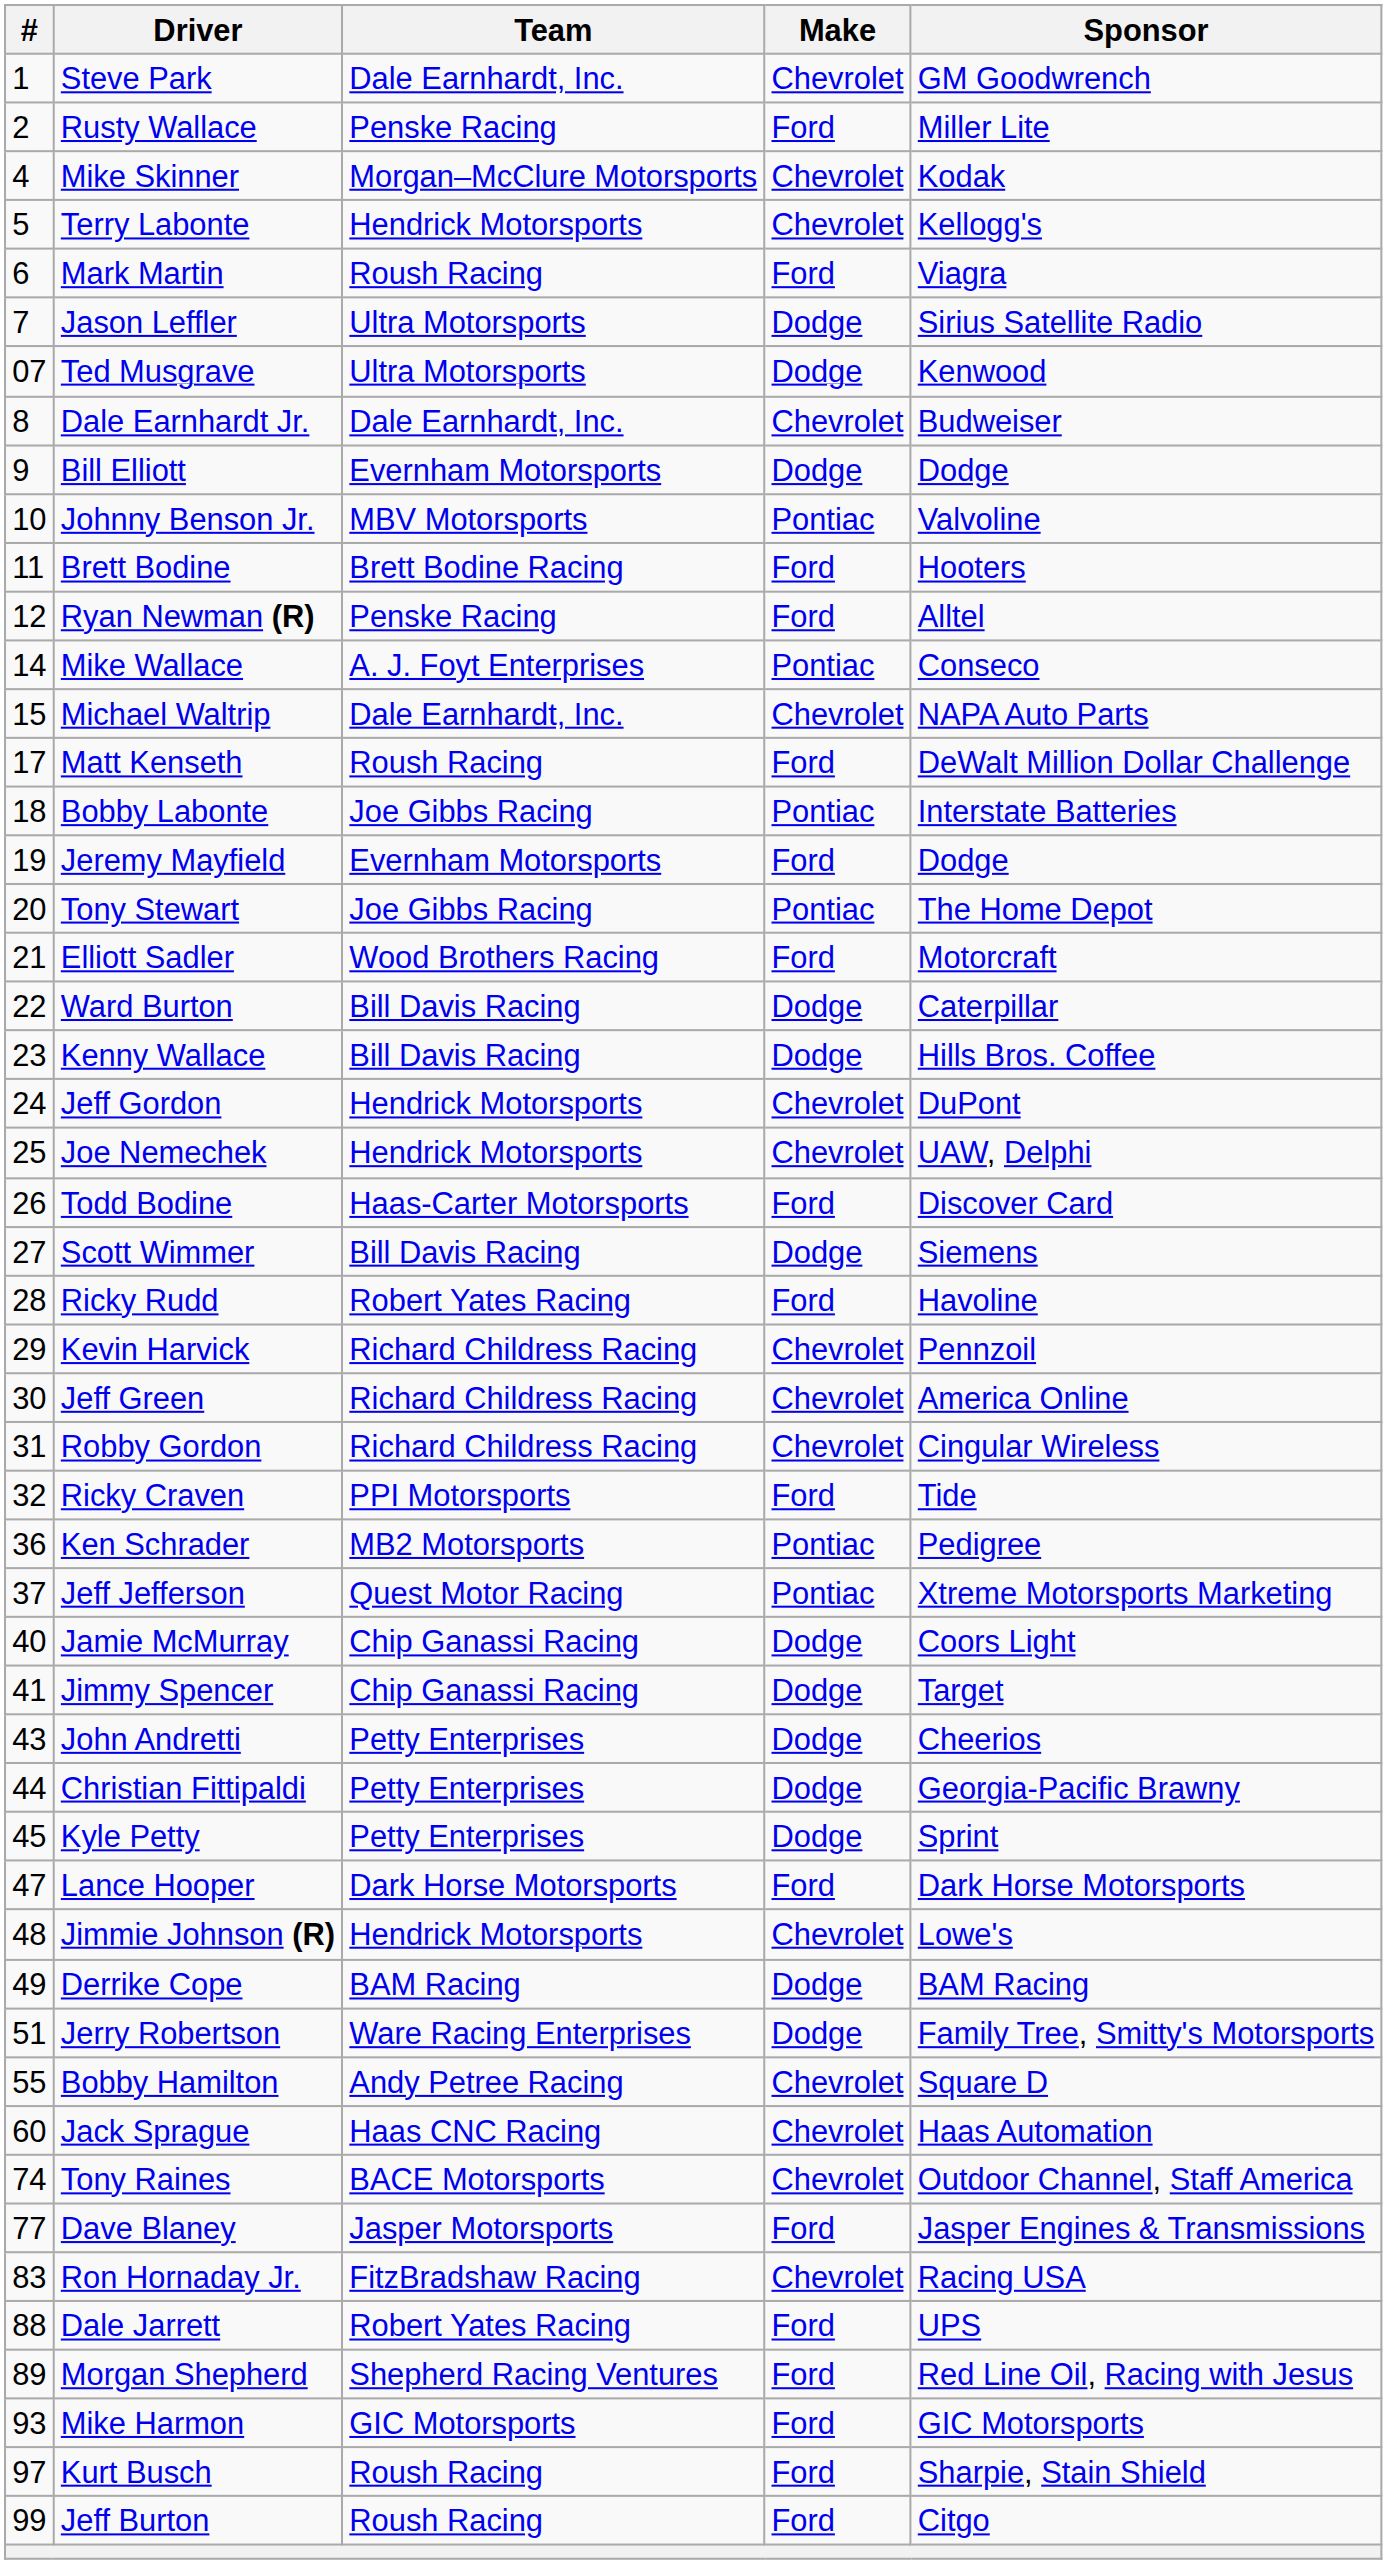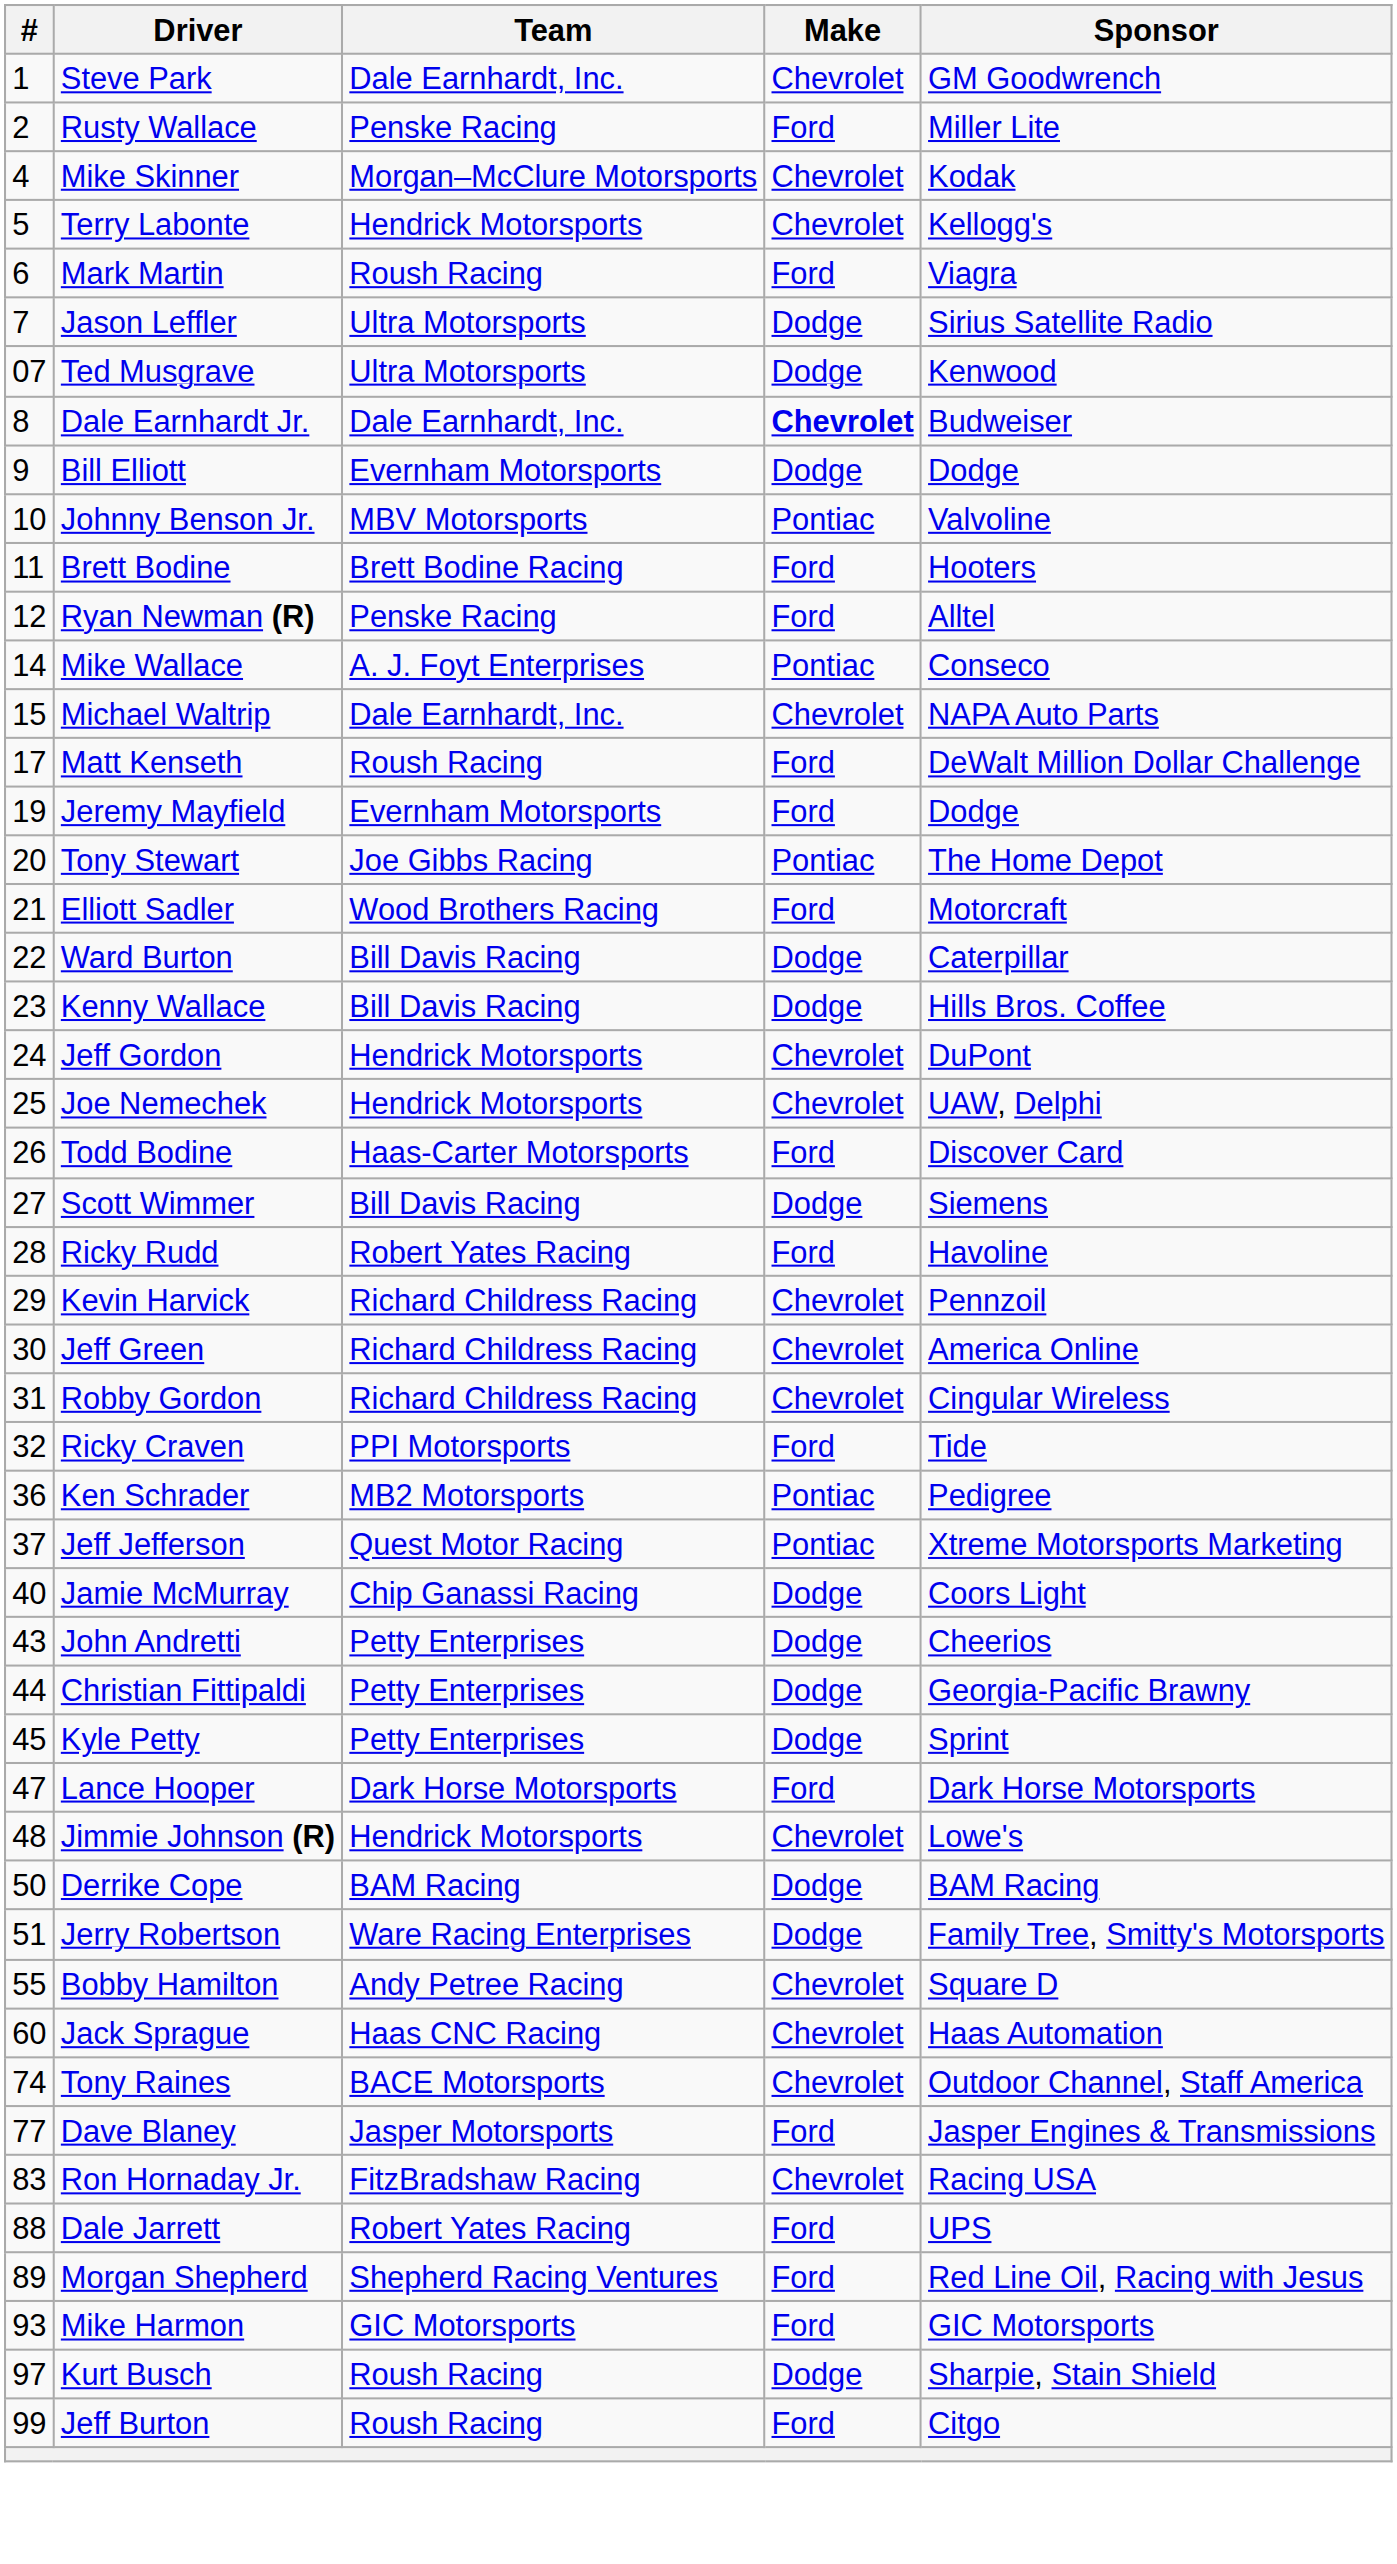(837, 420) normal -> (843, 420) bold
- row: (165, 811)
- row: (167, 1690)
(29, 1984) 49 -> (29, 1886) 50
(803, 2472) Ford -> (817, 2374) Dodge
